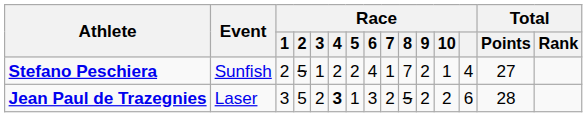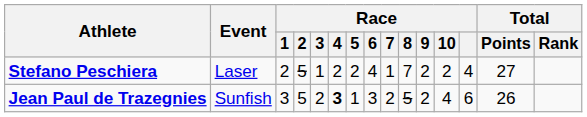(243, 71) Sunfish -> (236, 71) Laser
(447, 71) 1 -> (447, 71) 2
(236, 98) Laser -> (243, 98) Sunfish
(447, 98) 2 -> (447, 98) 4
(506, 98) 28 -> (506, 98) 26
